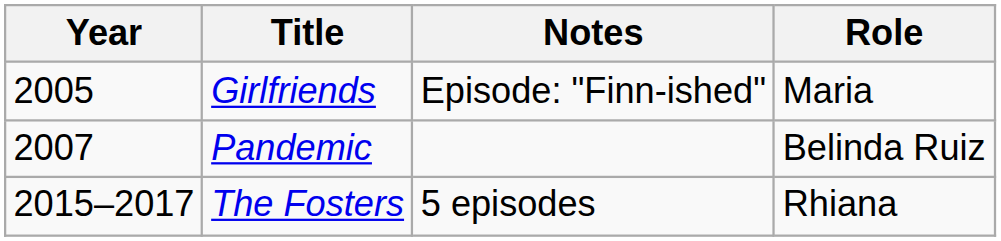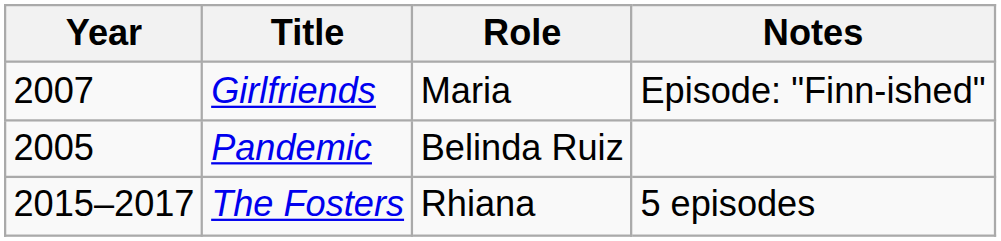columns swapped: (884, 33) <-> (593, 33)
(54, 90) 2005 -> (54, 90) 2007
(54, 147) 2007 -> (54, 147) 2005
